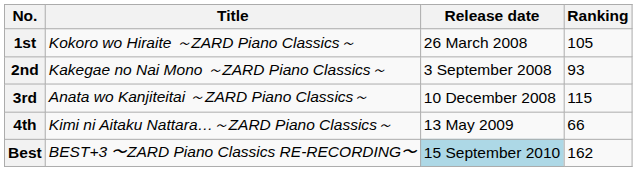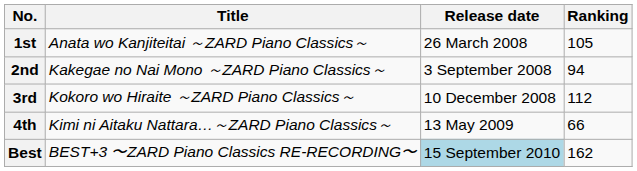(202, 42) Kokoro wo Hiraite ～ZARD Piano Classics～ -> (209, 42) Anata wo Kanjiteitai ～ZARD Piano Classics～
(576, 70) 93 -> (576, 70) 94
(209, 97) Anata wo Kanjiteitai ～ZARD Piano Classics～ -> (202, 97) Kokoro wo Hiraite ～ZARD Piano Classics～
(580, 97) 115 -> (580, 97) 112
